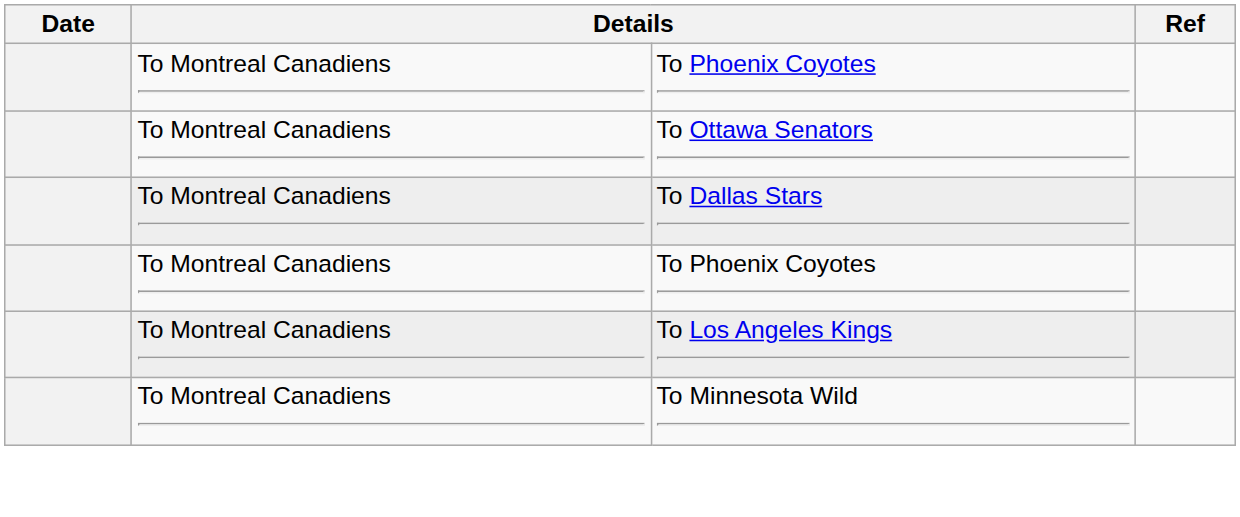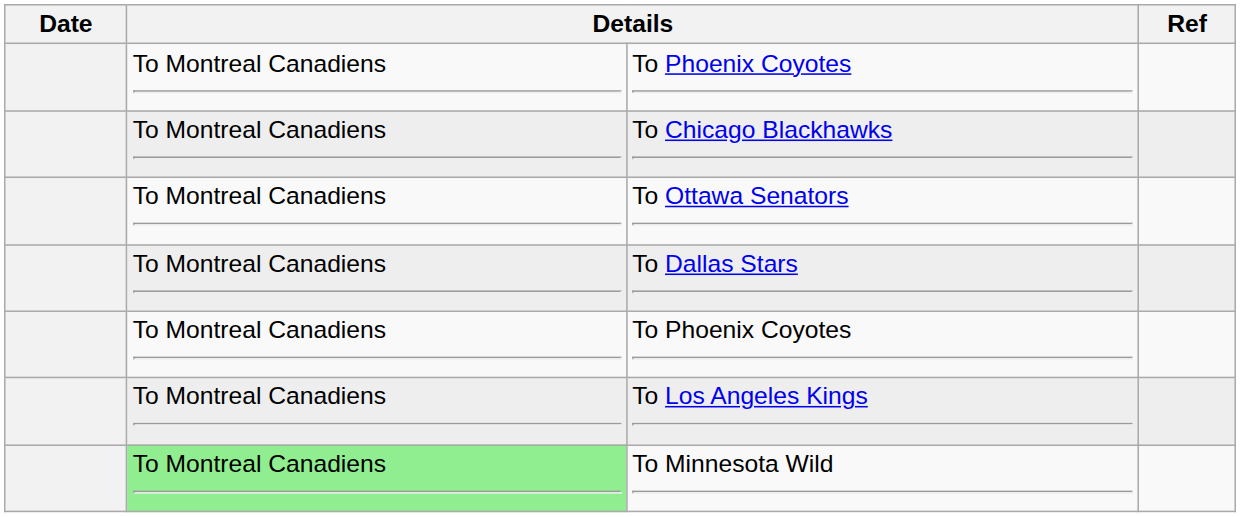+ row: (66, 144)
(391, 405) no background -> (377, 472) lightgreen background
